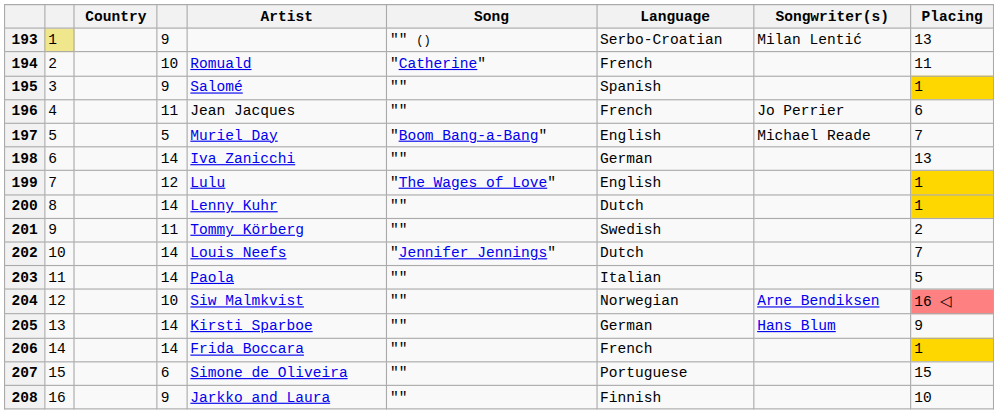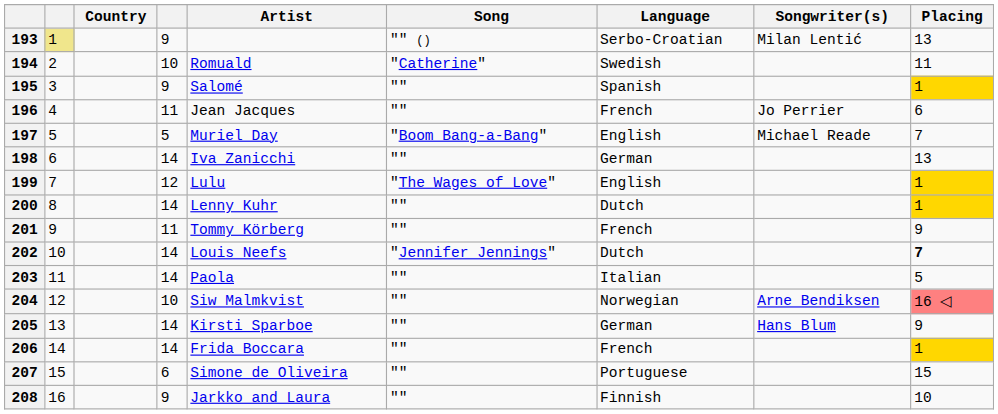(626, 64) French -> (631, 64) Swedish
(631, 230) Swedish -> (626, 230) French
(919, 230) 2 -> (919, 230) 9
(919, 254) normal -> (919, 254) bold
